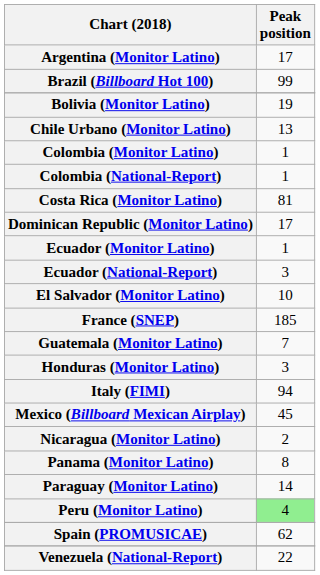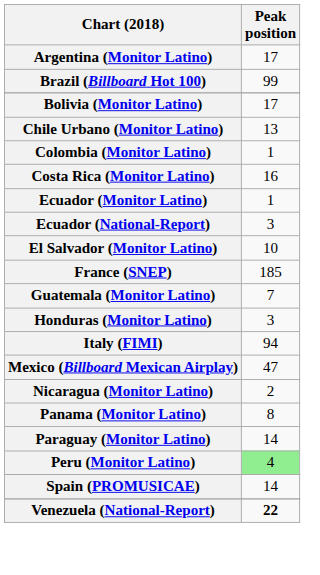(285, 104) 19 -> (271, 104) 17
- row: (130, 176)
(285, 200) 81 -> (271, 176) 16
- row: (130, 224)
(285, 414) 45 -> (271, 367) 47
(285, 534) 62 -> (271, 486) 14
(285, 558) normal -> (271, 510) bold
